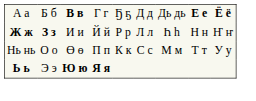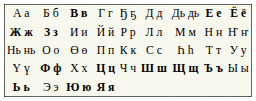(172, 32) Һ һ -> (185, 32) М м
(172, 50) М м -> (185, 50) Һ һ
+ row: (21, 68)
